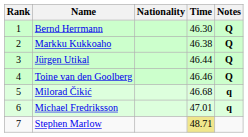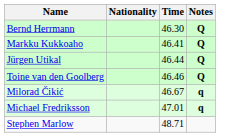- column: (18, 12)
(201, 44) 46.38 -> (173, 44) 46.41
(201, 92) 46.68 -> (173, 92) 46.67
(201, 124) khaki background -> (173, 124) no background
